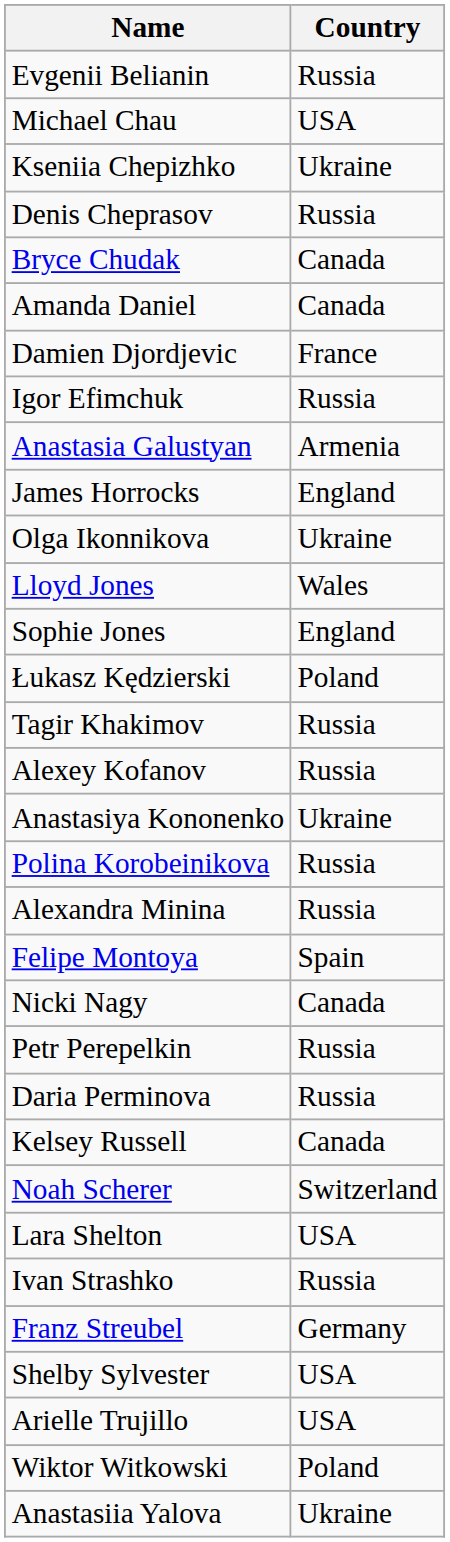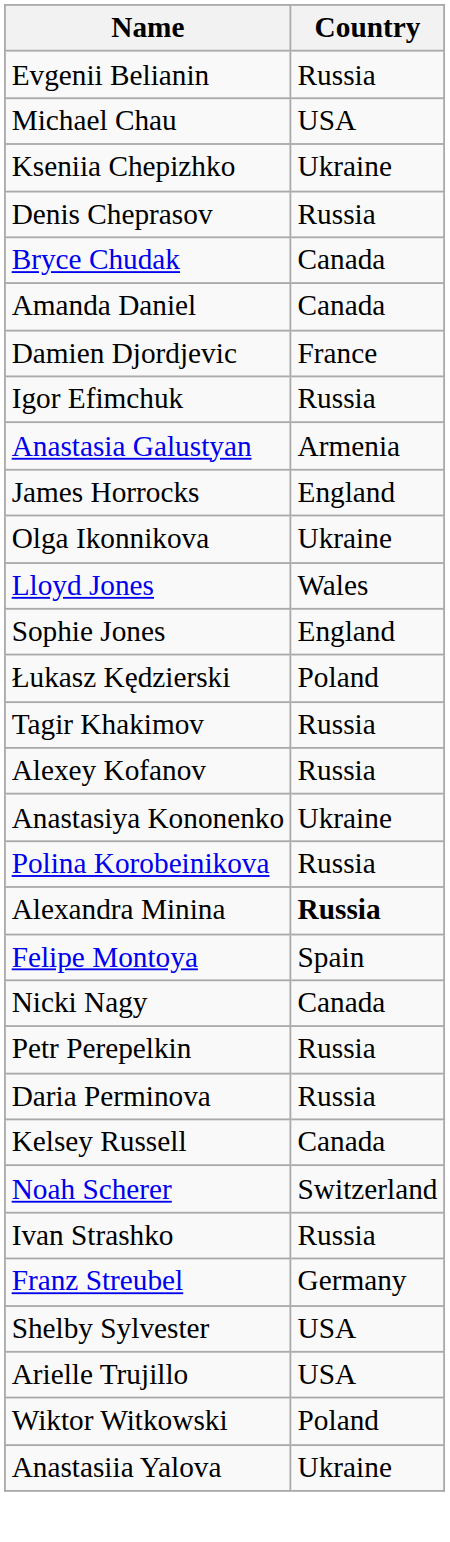(337, 910) normal -> (339, 910) bold
- row: (87, 1235)
